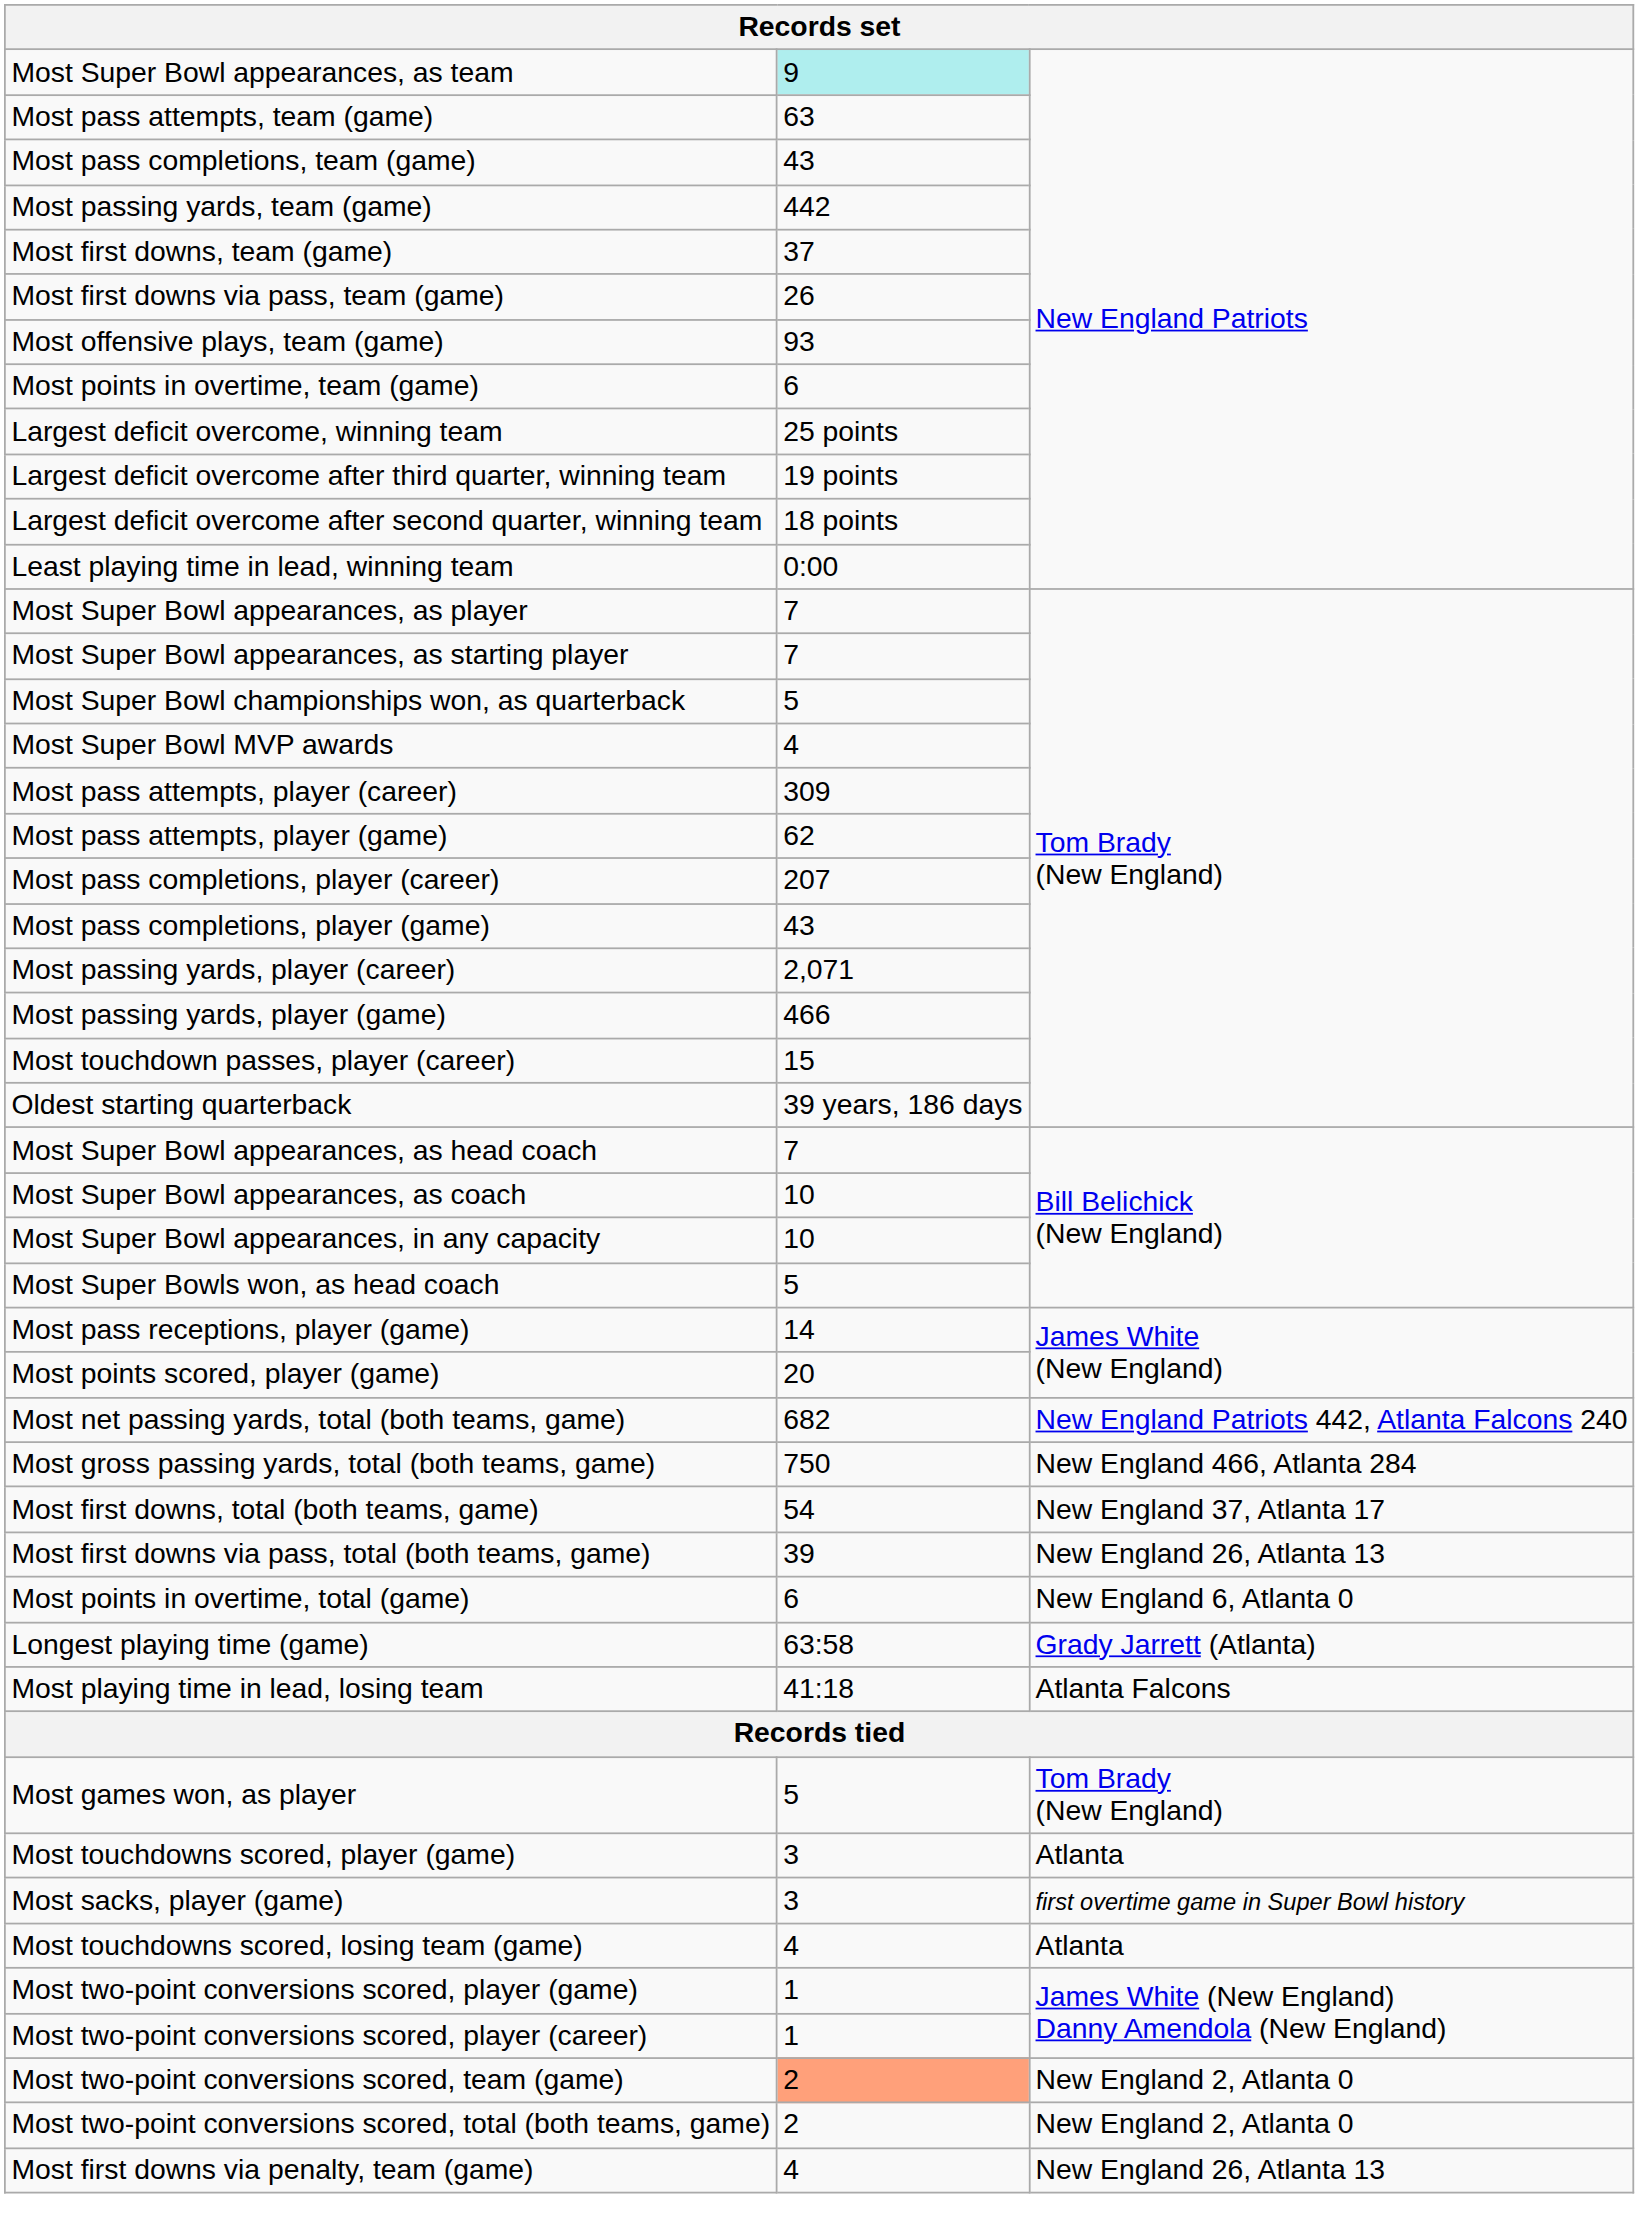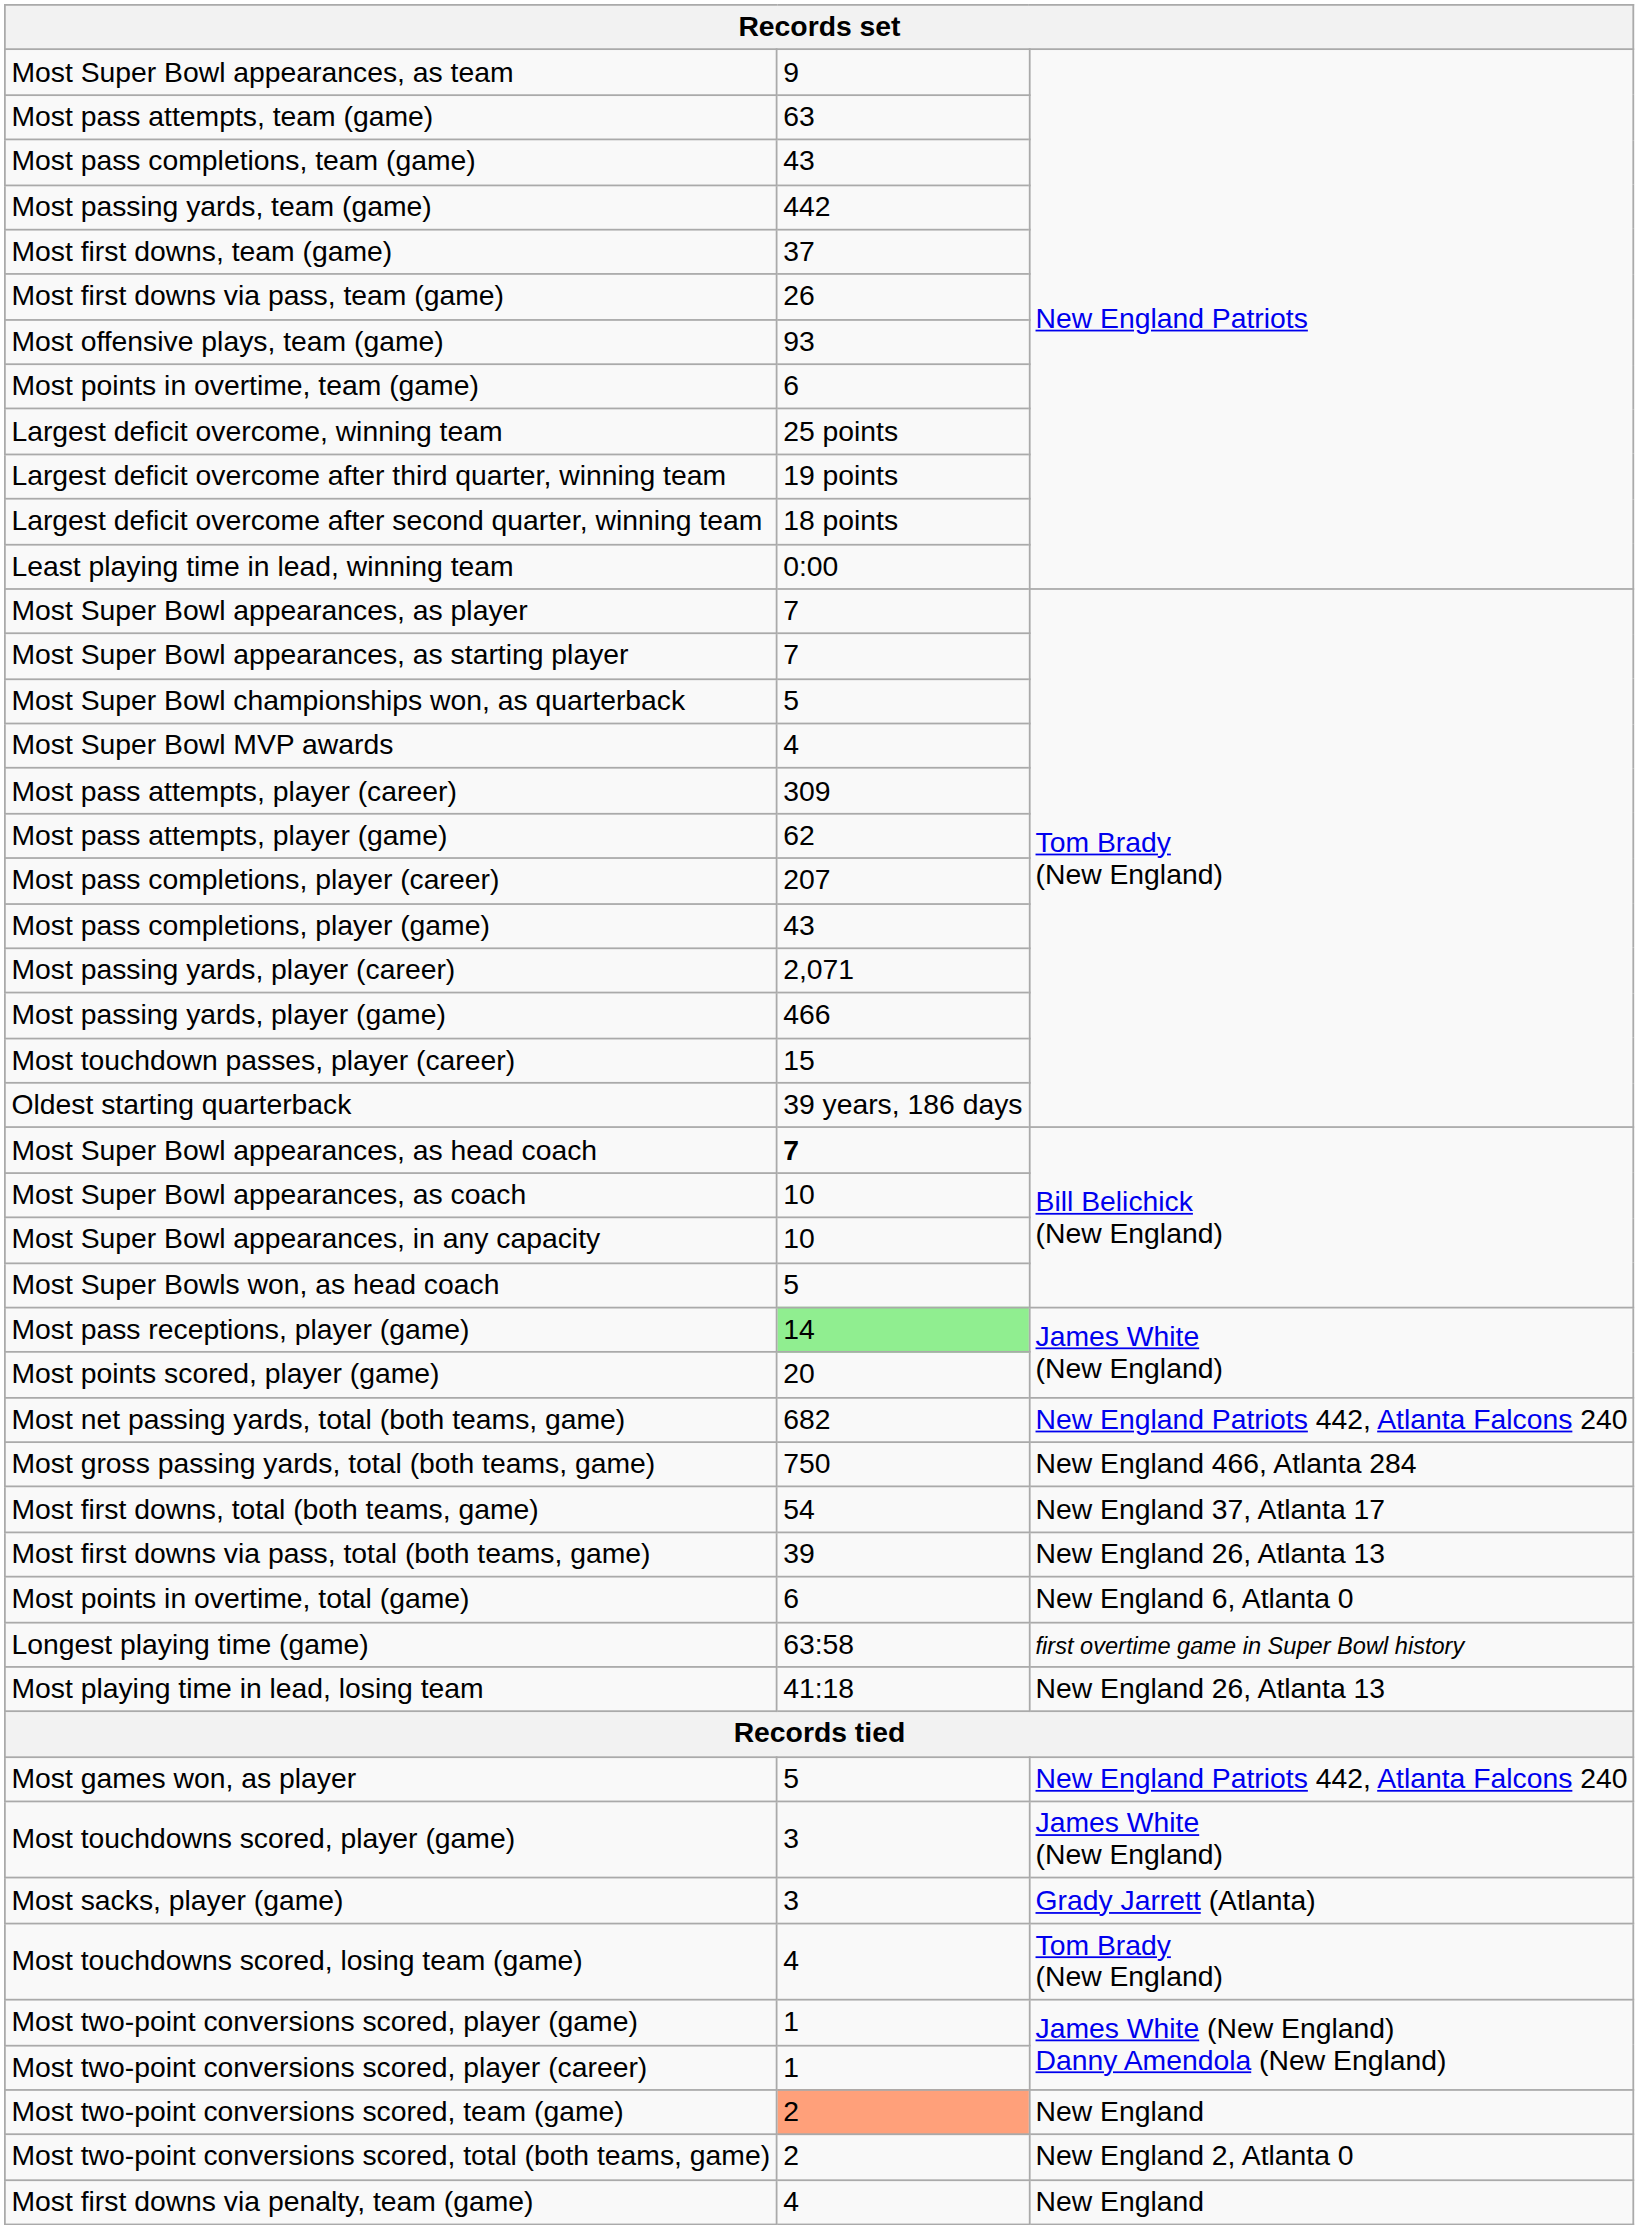(791, 71) paleturquoise background -> (791, 71) no background
(791, 1149) normal -> (791, 1149) bold
(799, 1329) no background -> (799, 1329) lightgreen background
(1176, 1643) Grady Jarrett (Atlanta) -> (1250, 1645) first overtime game in Super Bowl history
(1133, 1688) Atlanta Falcons -> (1210, 1688) New England 26, Atlanta 13
(1129, 1794) Tom Brady (New England) -> (1332, 1778) New England Patriots 442, Atlanta Falcons 240
(1080, 1855) Atlanta -> (1129, 1839) James White (New England)
(1250, 1902) first overtime game in Super Bowl history -> (1176, 1900) Grady Jarrett (Atlanta)
(1080, 1945) Atlanta -> (1129, 1961) Tom Brady (New England)
(1195, 2079) New England 2, Atlanta 0 -> (1120, 2111) New England
(1210, 2169) New England 26, Atlanta 13 -> (1120, 2201) New England
